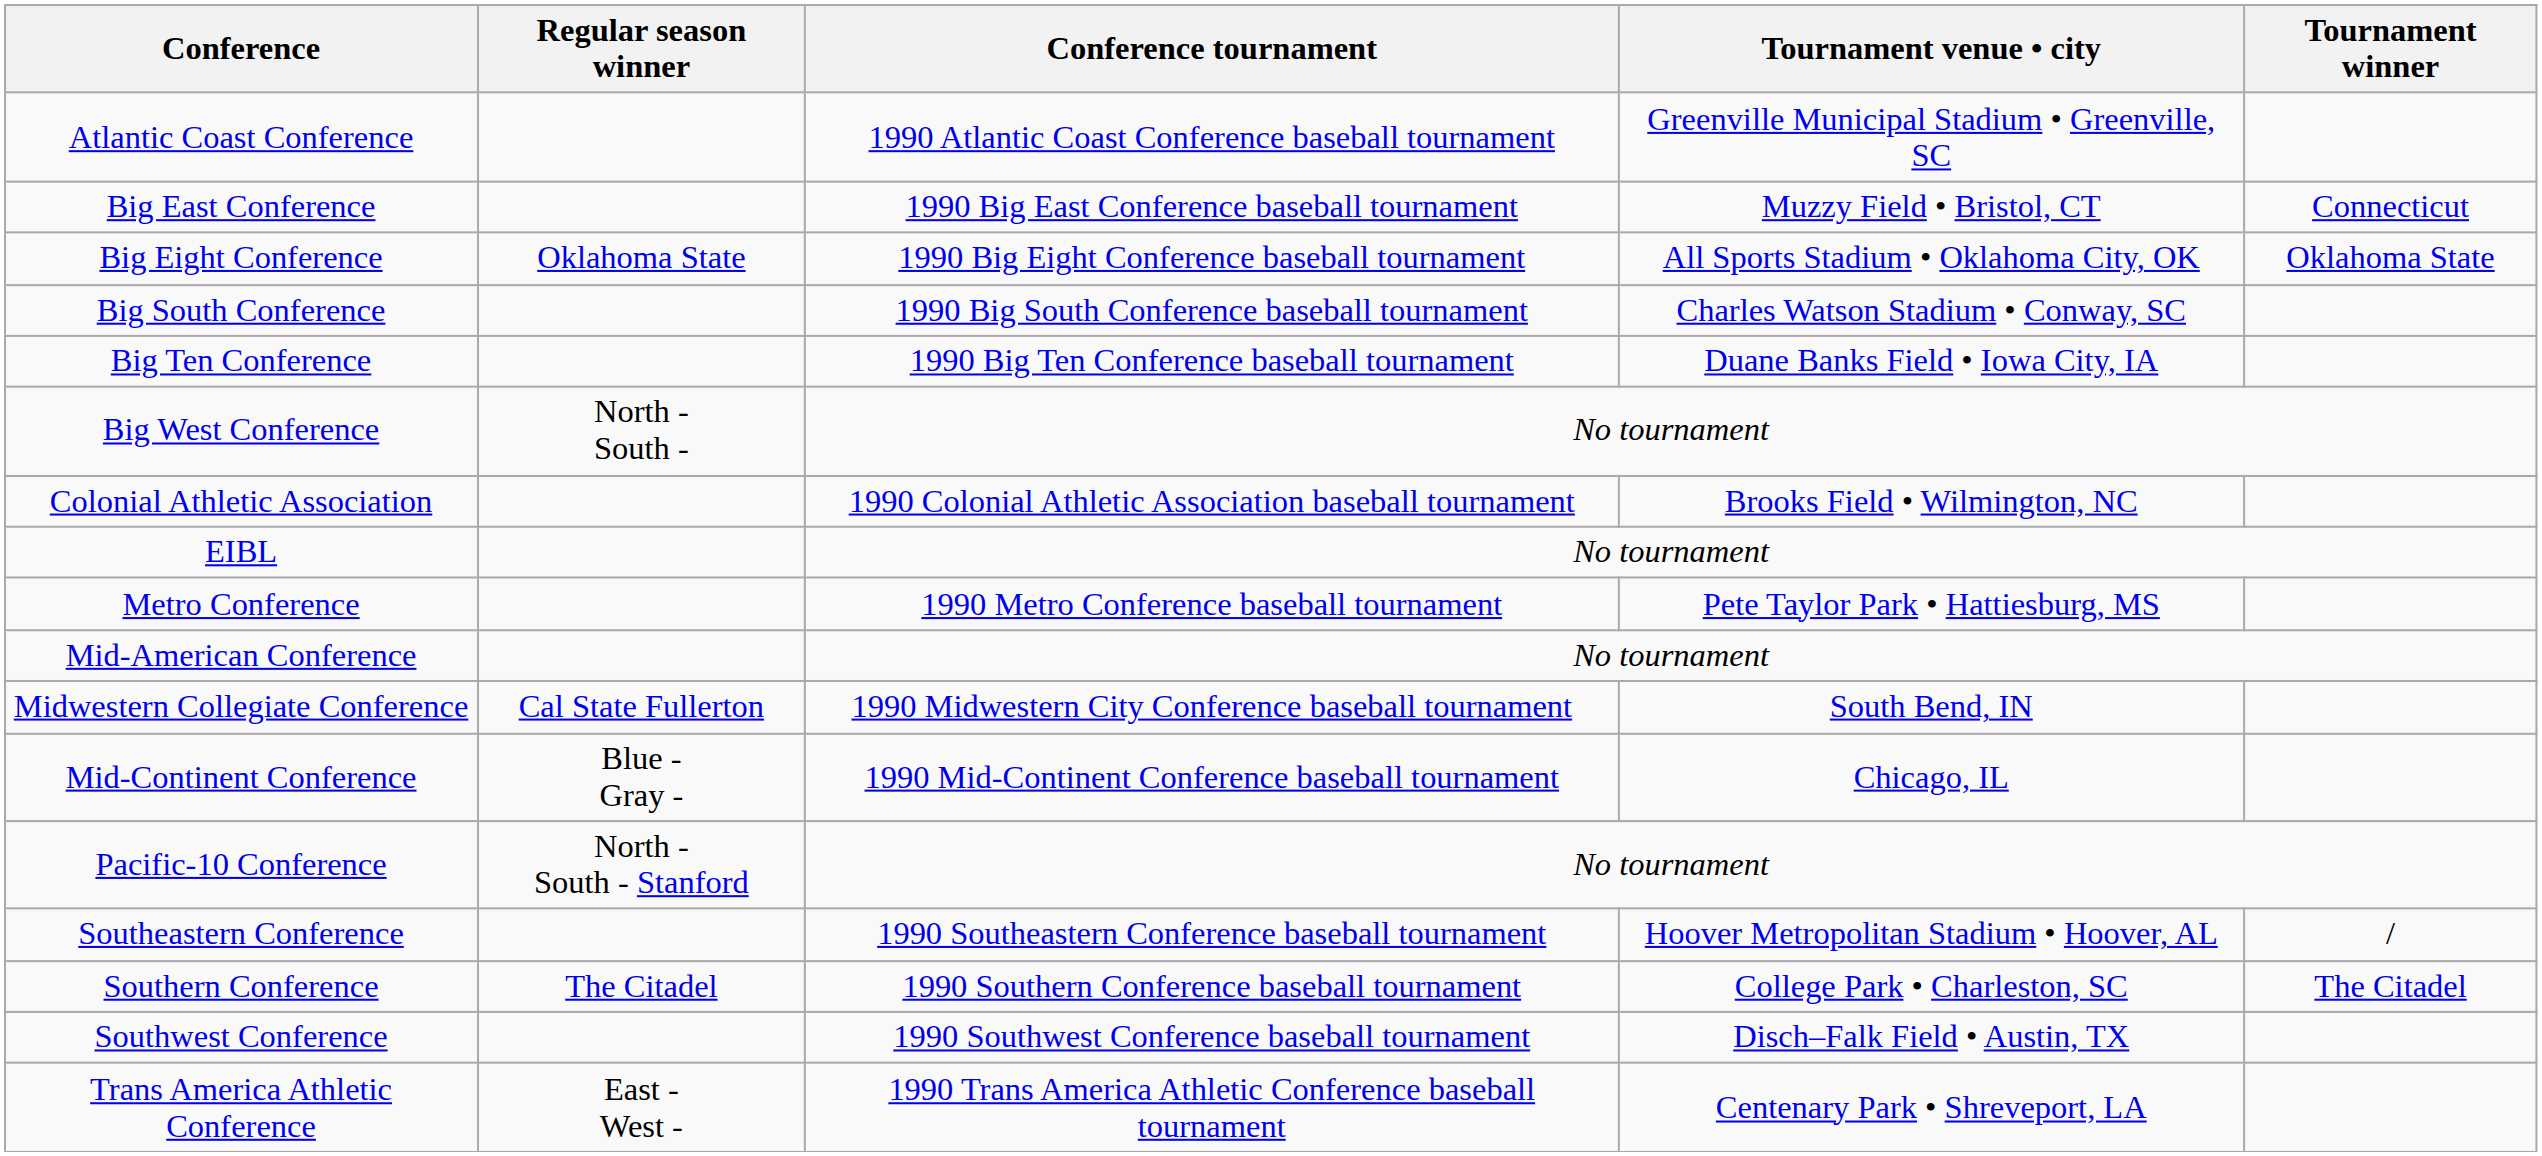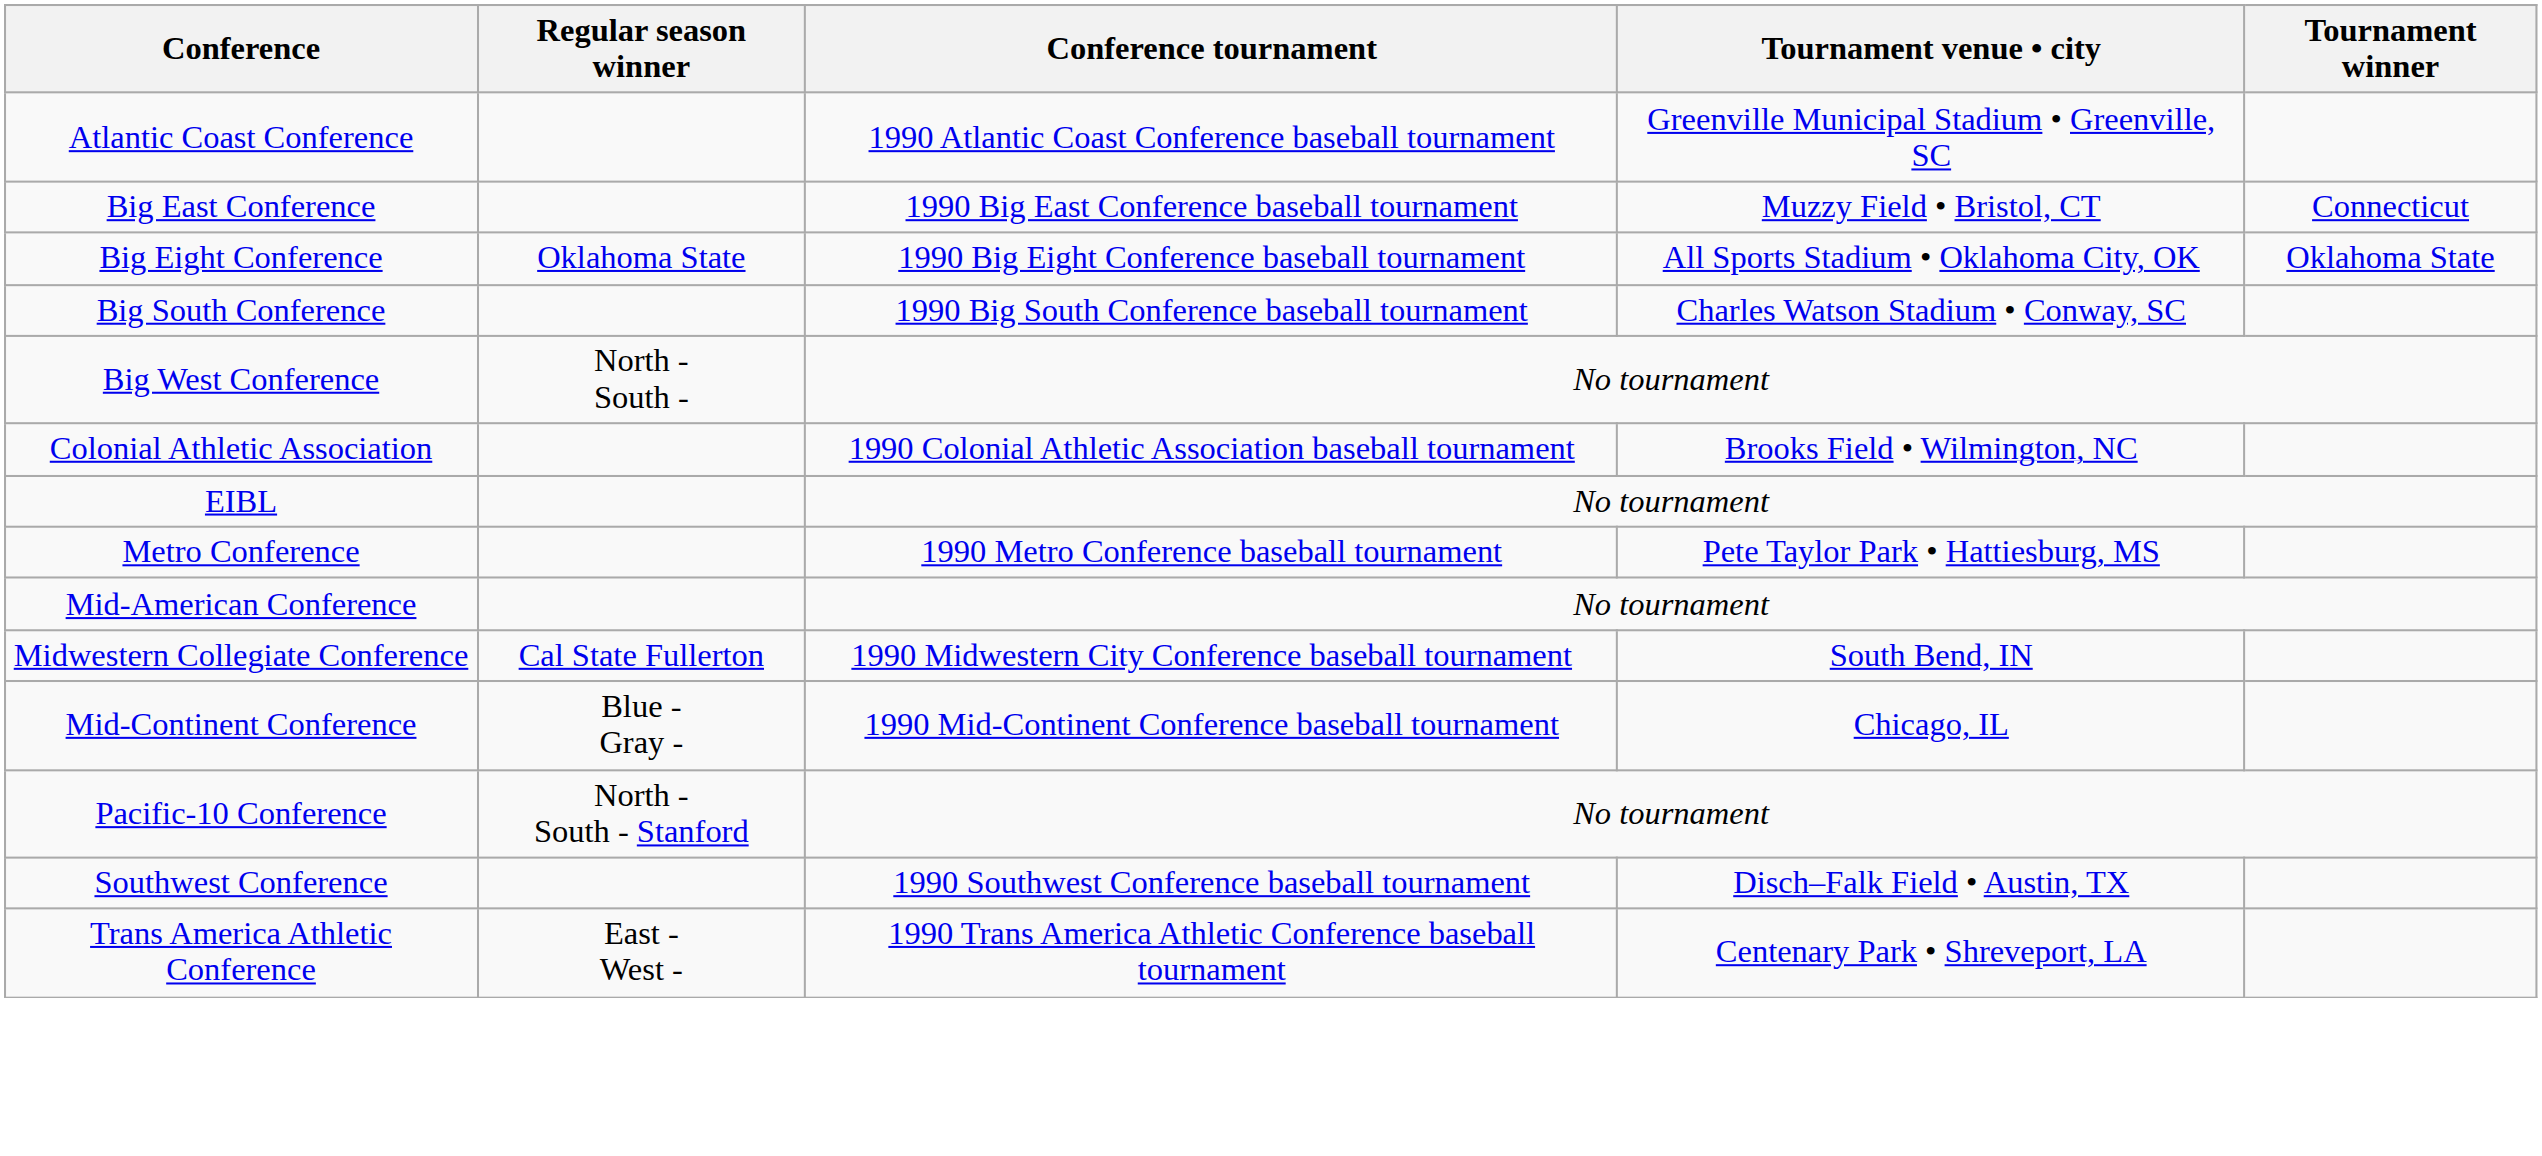- row: (241, 360)
- row: (241, 934)
- row: (241, 985)
